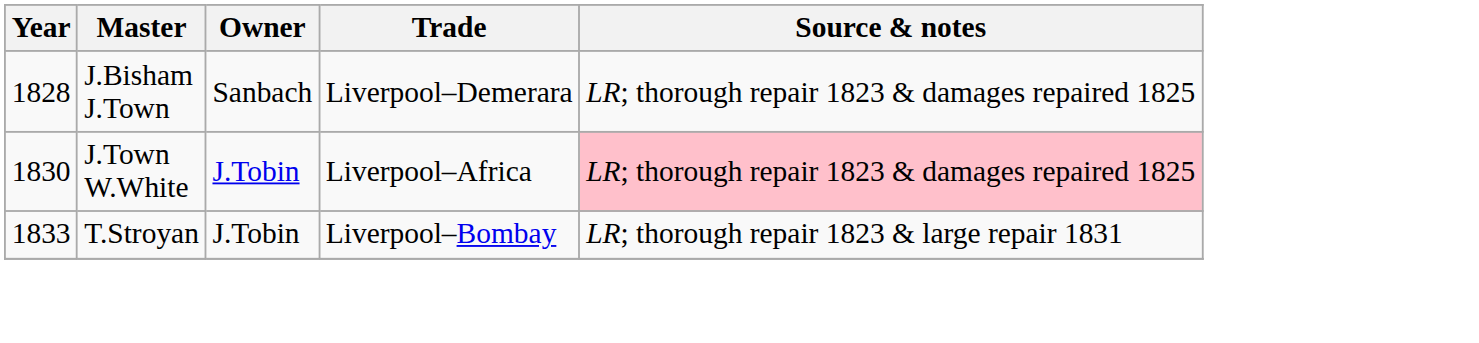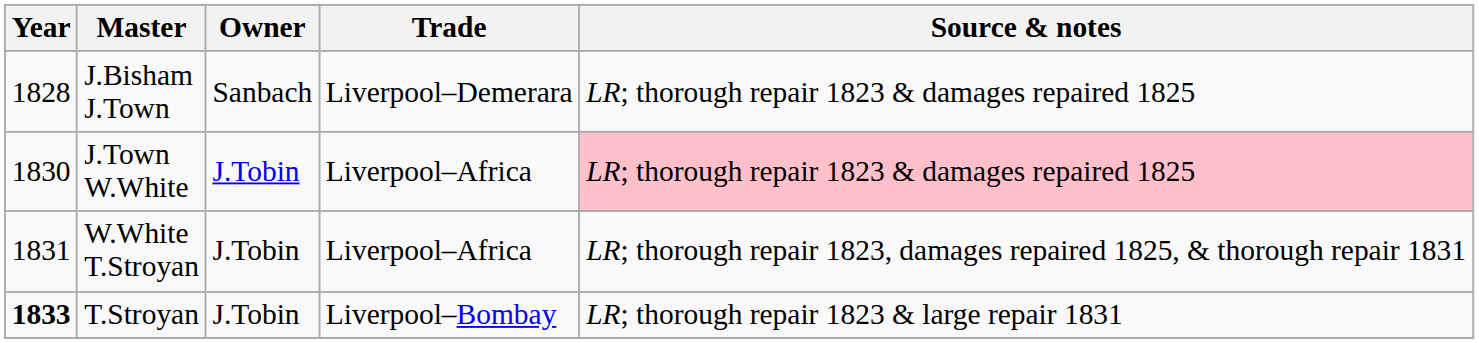+ row: (142, 250)
(41, 234) normal -> (41, 313) bold
